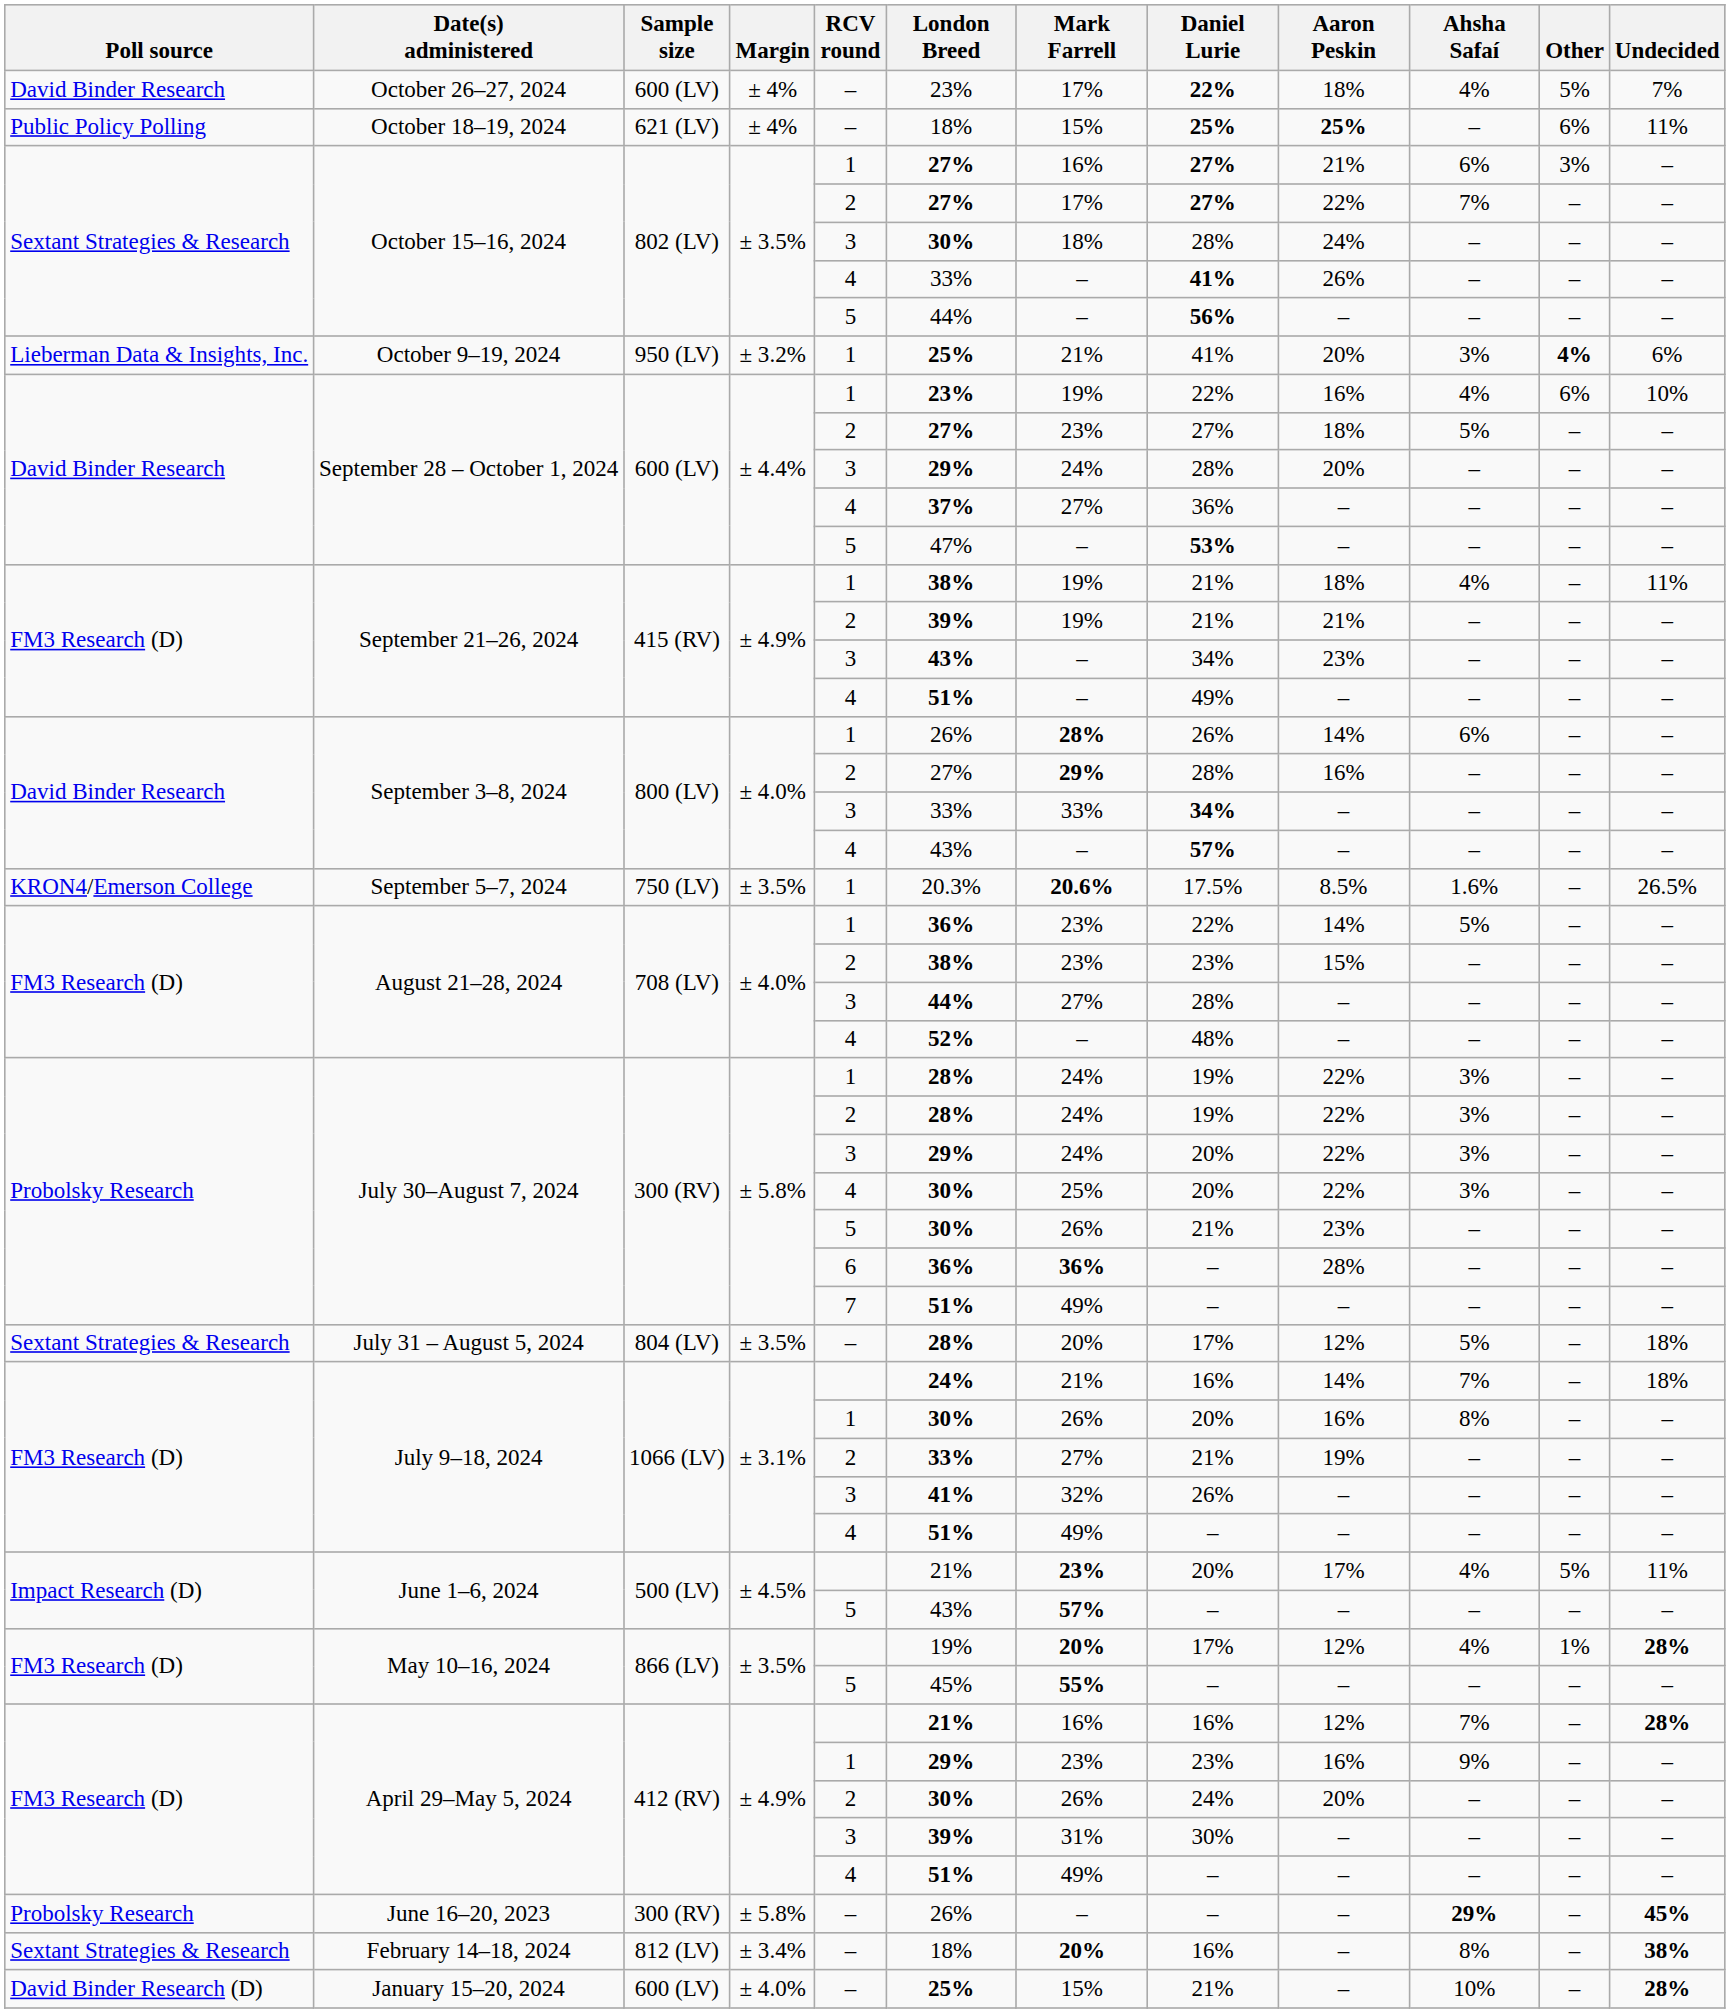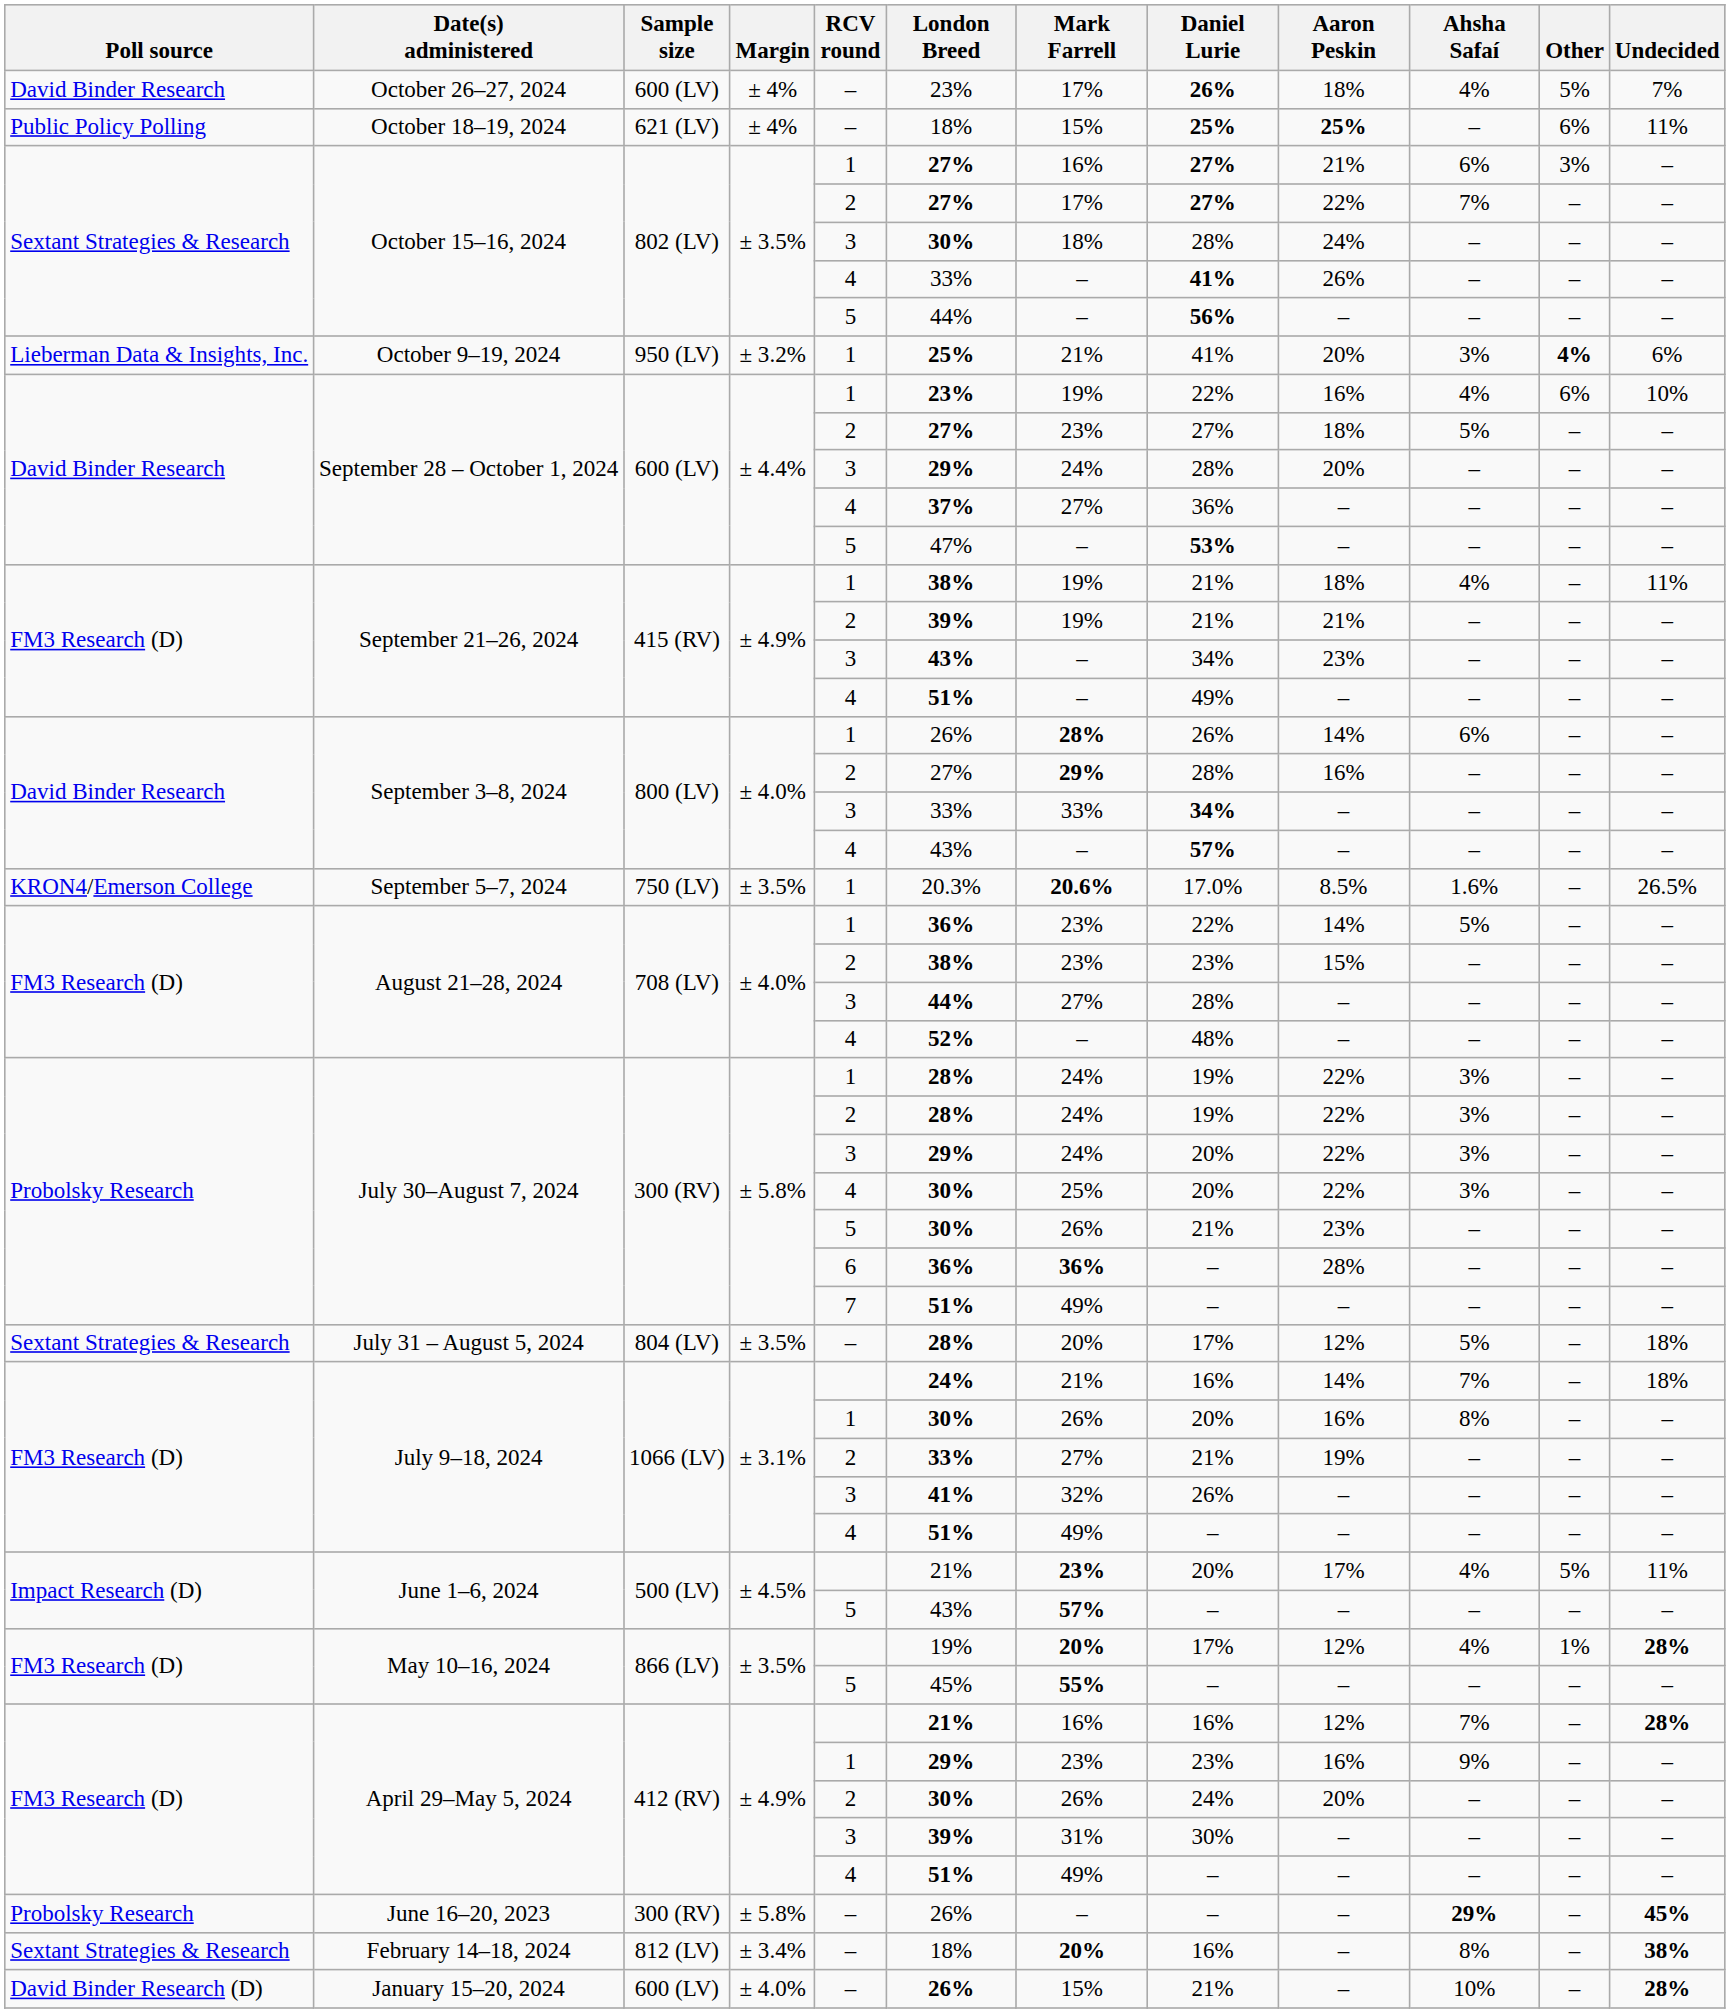(1213, 89) 22% -> (1213, 89) 26%
(1213, 887) 17.5% -> (1213, 887) 17.0%
(951, 1989) 25% -> (951, 1989) 26%
